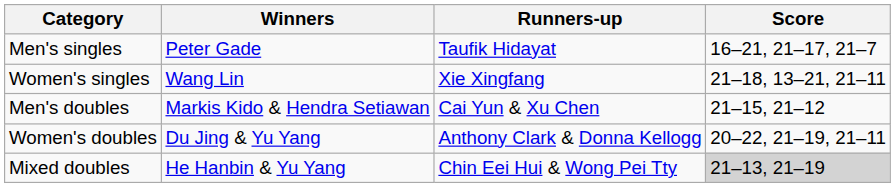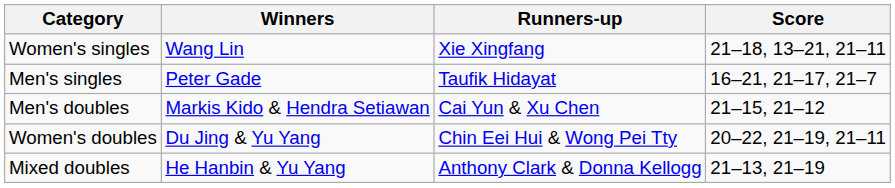rows swapped: (65, 49) <-> (79, 78)
(570, 138) Anthony Clark & Donna Kellogg -> (558, 138) Chin Eei Hui & Wong Pei Tty
(558, 167) Chin Eei Hui & Wong Pei Tty -> (570, 167) Anthony Clark & Donna Kellogg
(768, 167) lightgrey background -> (768, 167) no background
